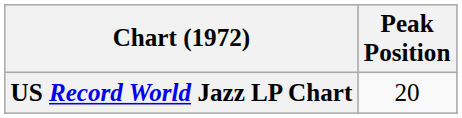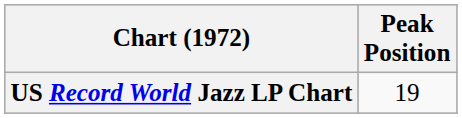(407, 92) 20 -> (407, 92) 19
